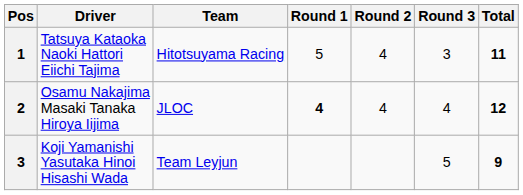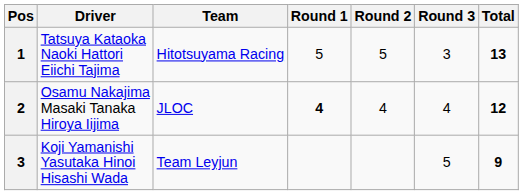(383, 55) 4 -> (383, 55) 5
(498, 55) 11 -> (498, 55) 13
